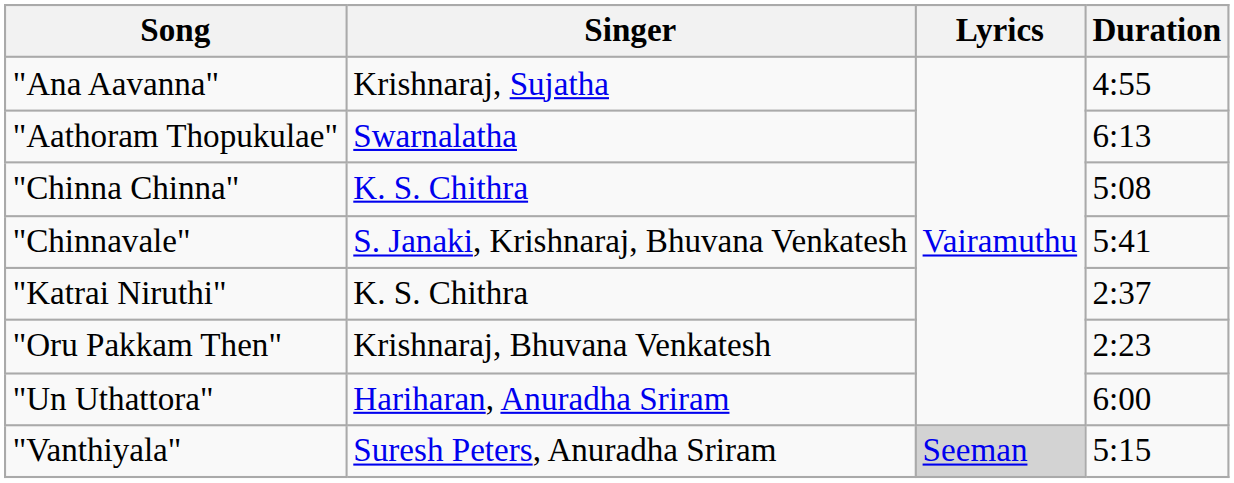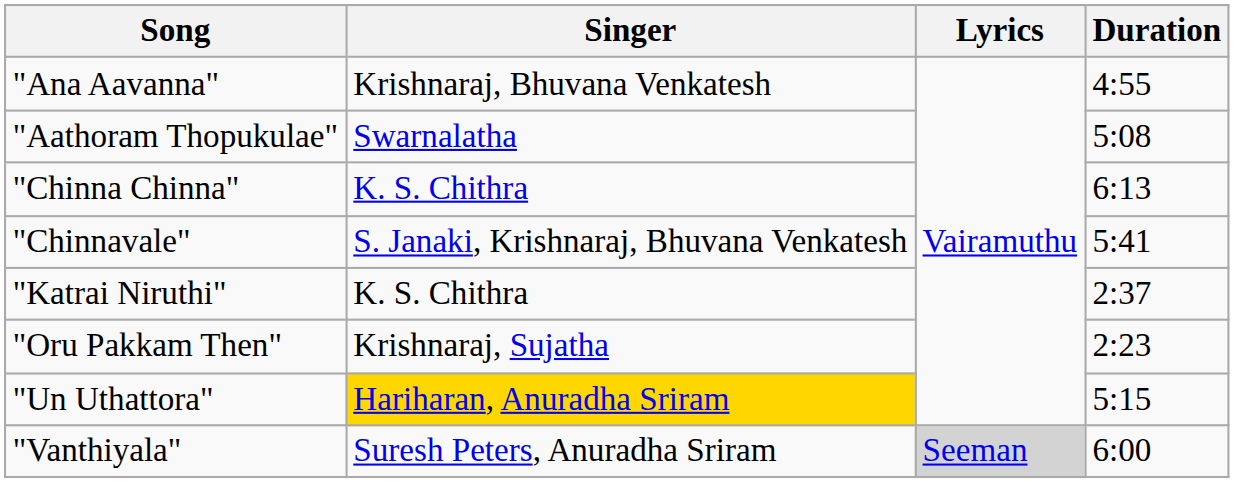(481, 83) Krishnaraj, Sujatha -> (562, 83) Krishnaraj, Bhuvana Venkatesh
(1122, 135) 6:13 -> (1122, 135) 5:08
(1122, 188) 5:08 -> (1122, 188) 6:13
(562, 345) Krishnaraj, Bhuvana Venkatesh -> (481, 345) Krishnaraj, Sujatha
(541, 398) no background -> (541, 398) gold background
(1122, 398) 6:00 -> (1122, 398) 5:15
(1122, 450) 5:15 -> (1122, 450) 6:00
